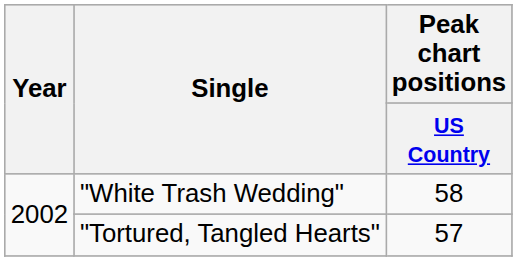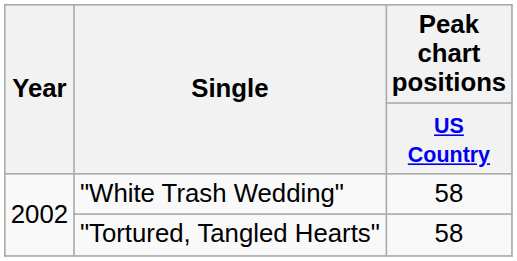(449, 234) 57 -> (449, 234) 58
